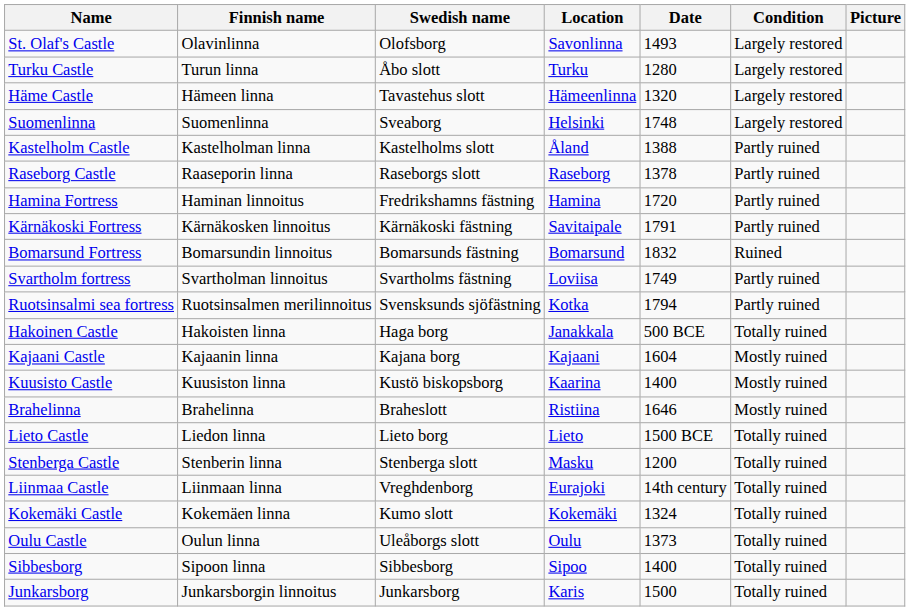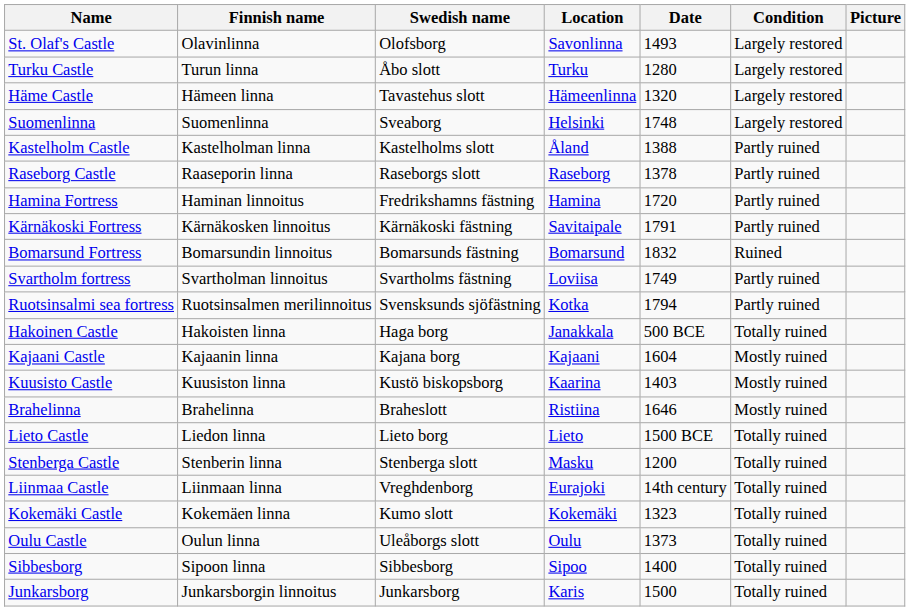(660, 383) 1400 -> (660, 383) 1403
(660, 514) 1324 -> (660, 514) 1323
